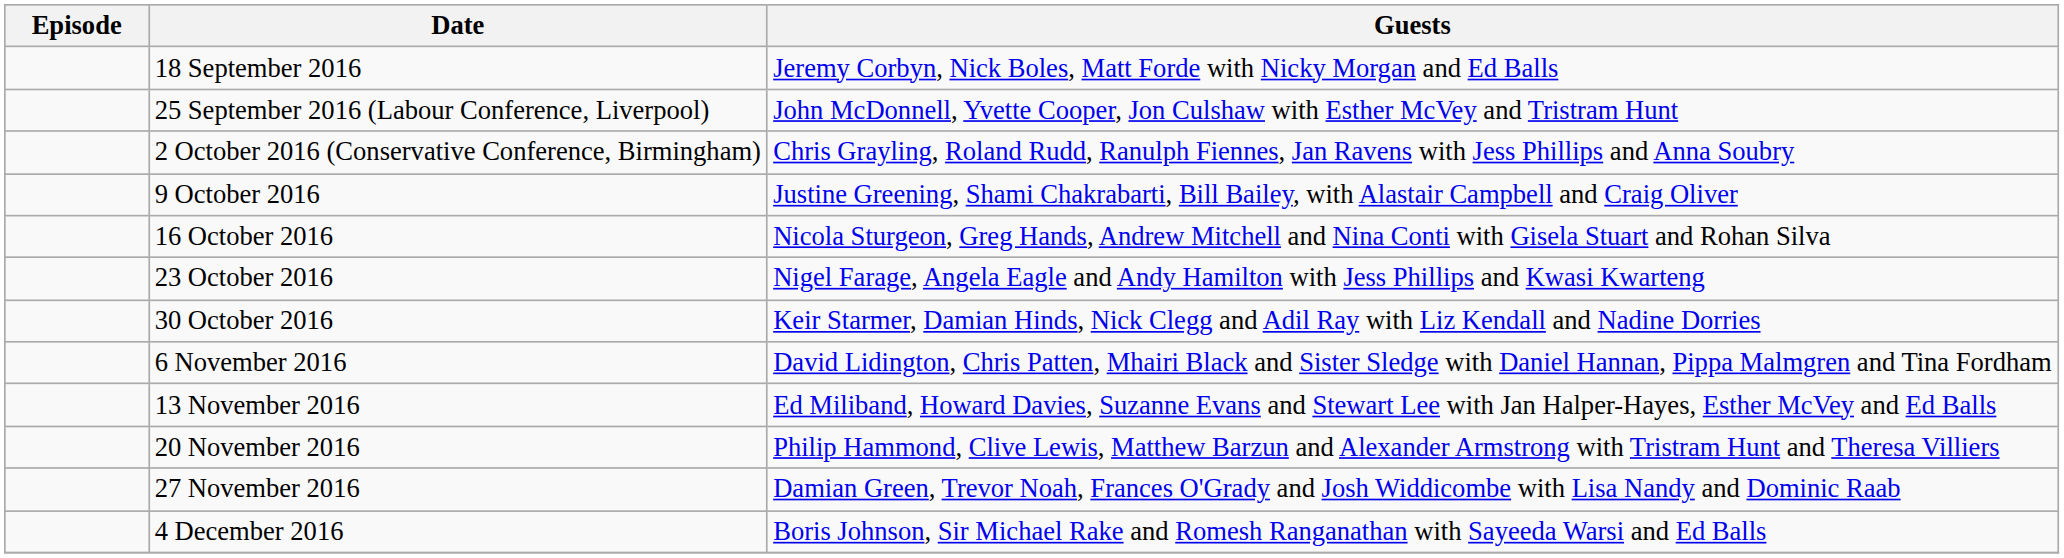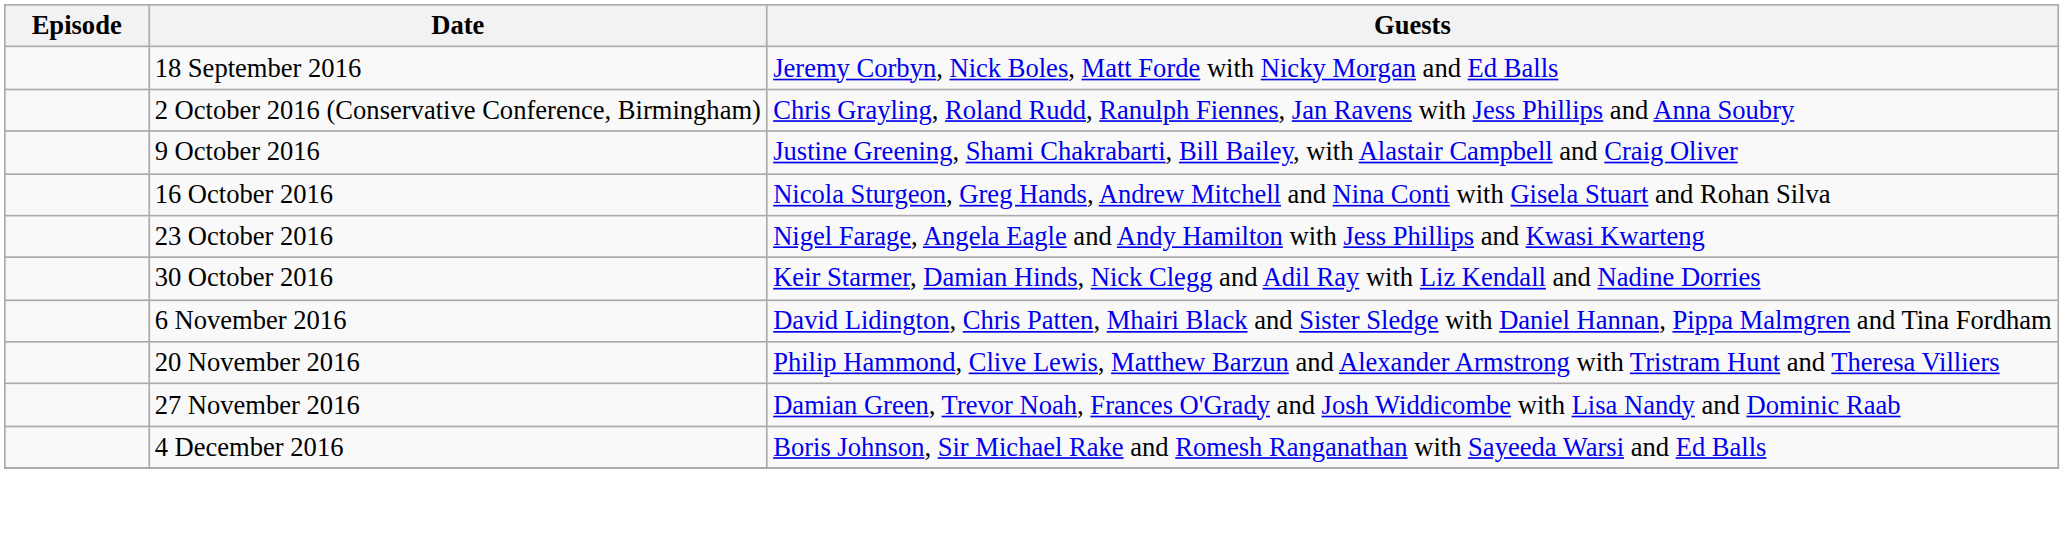- row: (432, 109)
- row: (257, 404)
